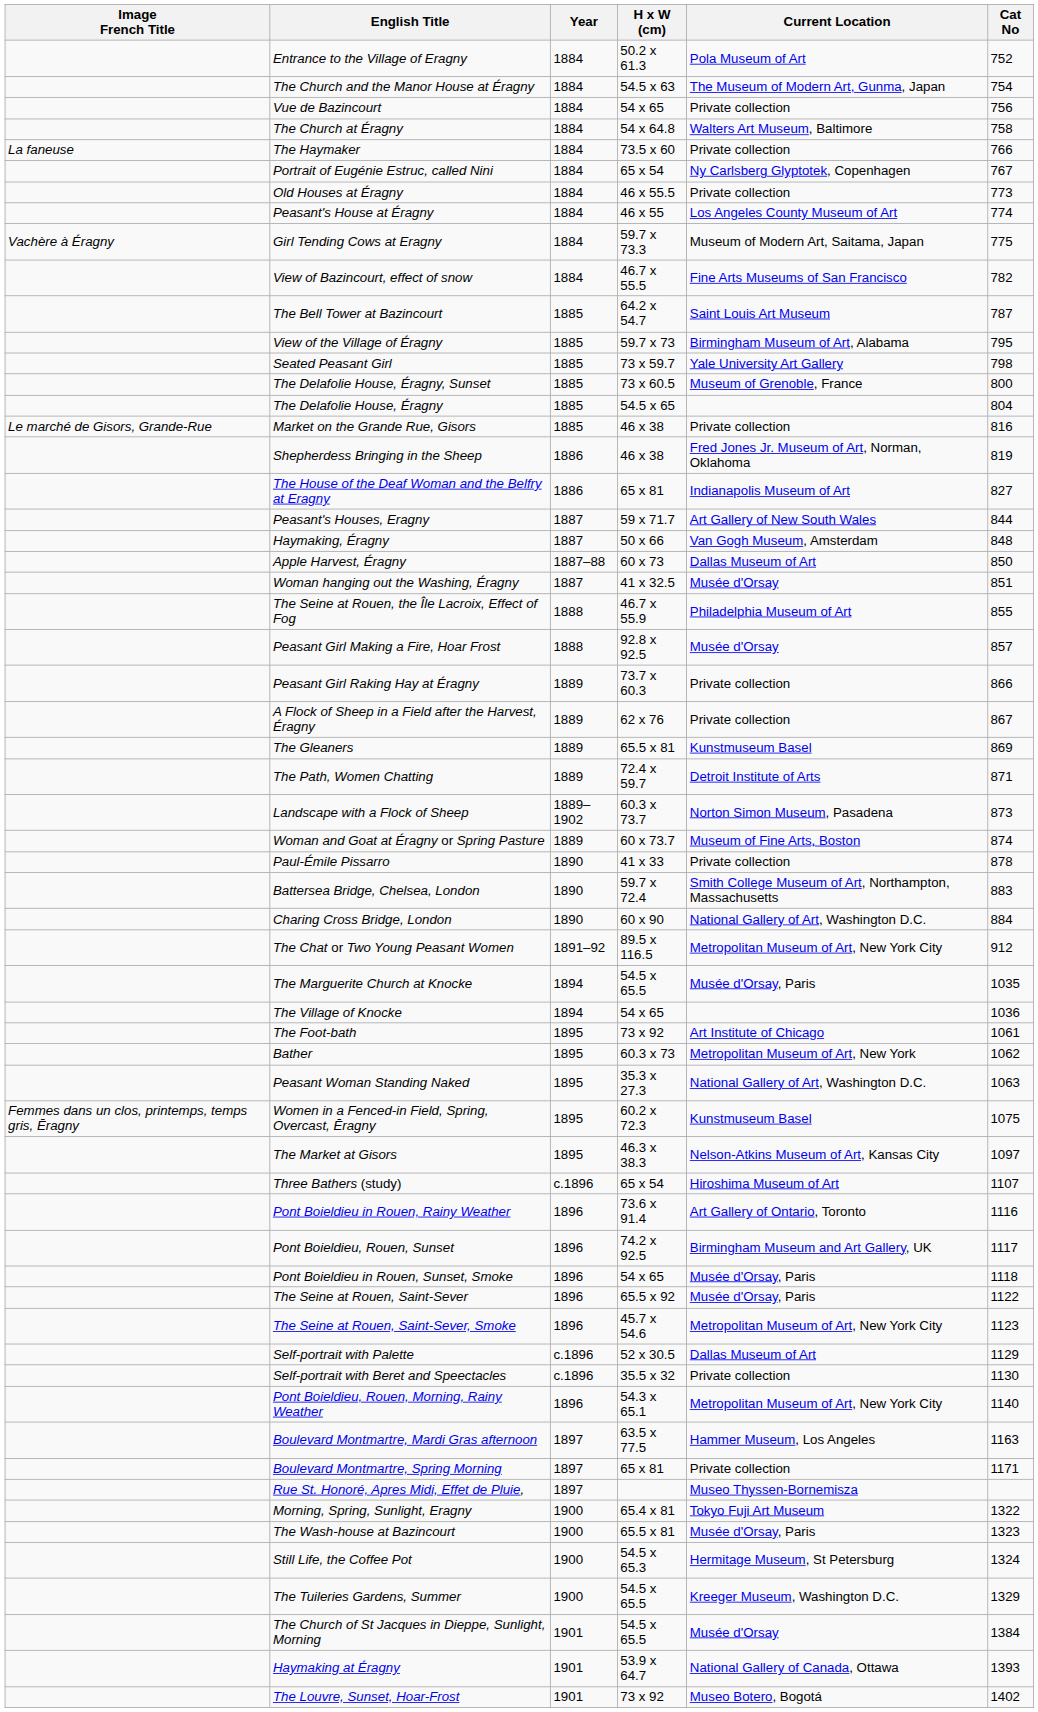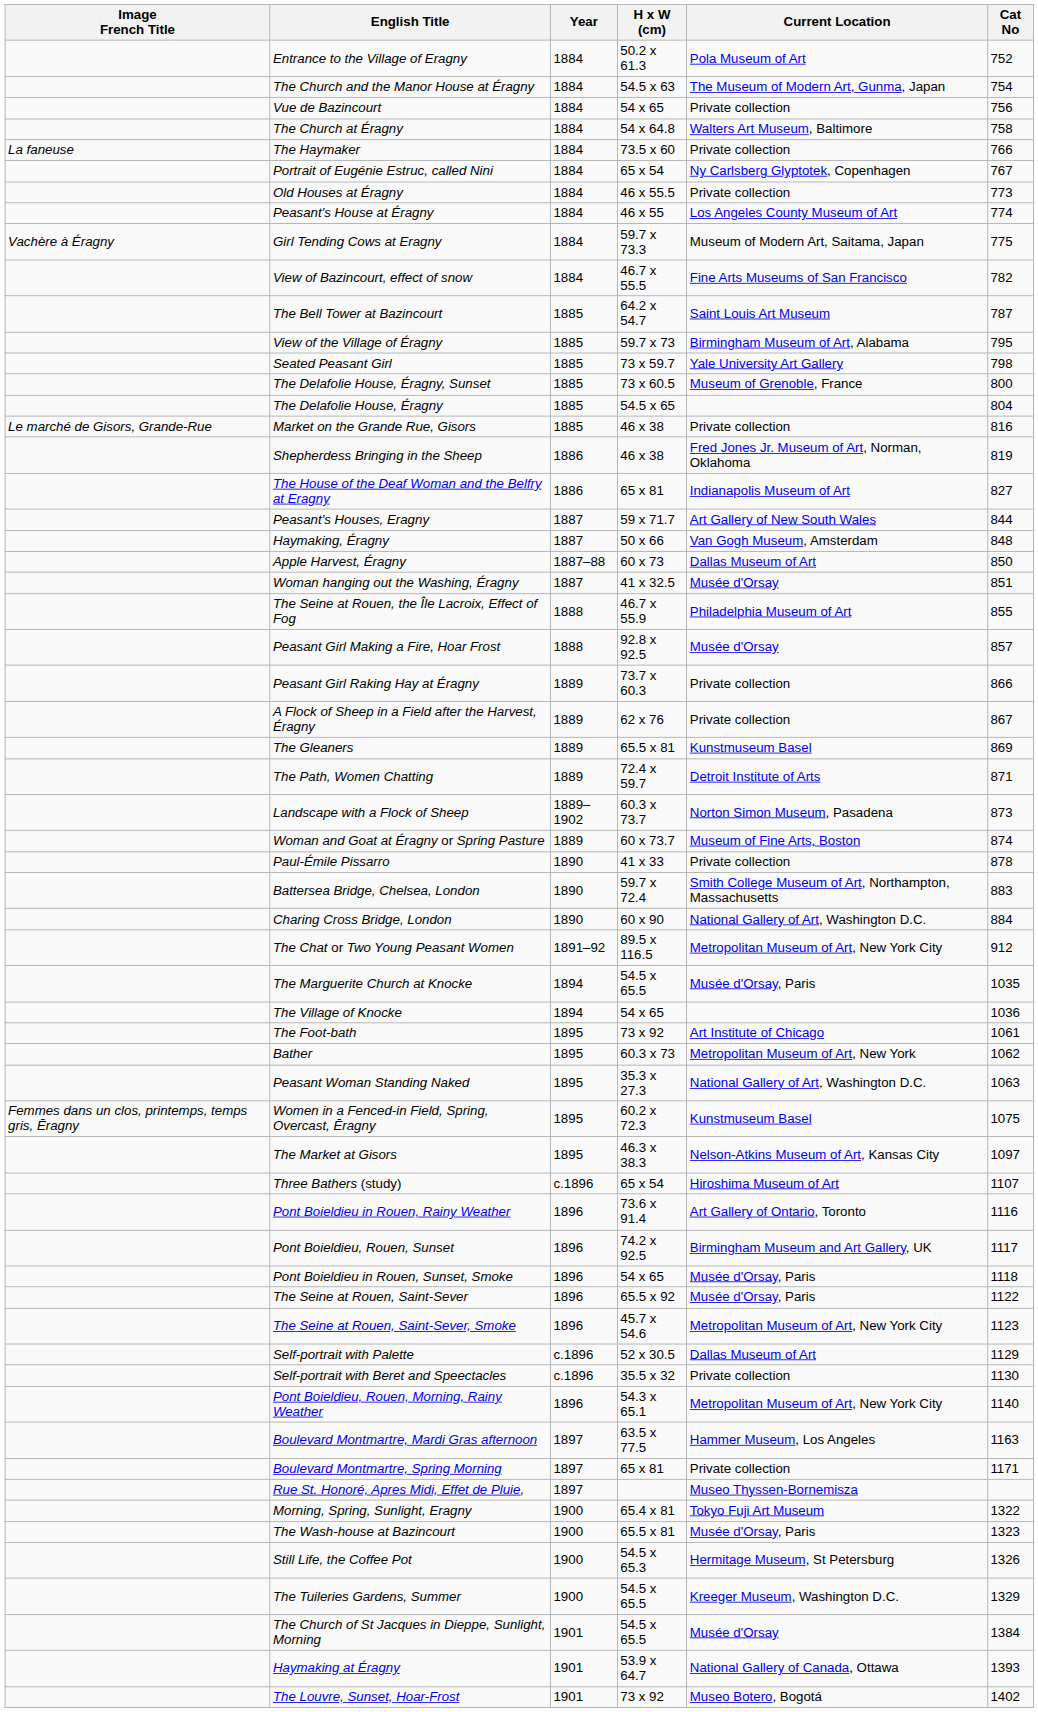(1005, 1560) 1324 -> (1005, 1560) 1326
